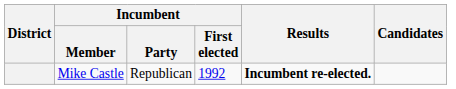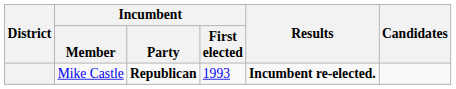(161, 73) normal -> (163, 73) bold
(212, 73) 1992 -> (216, 73) 1993
